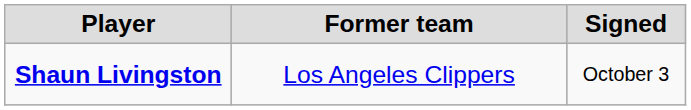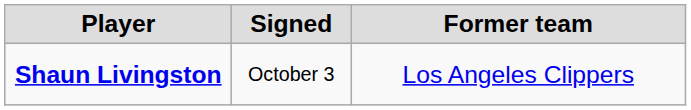columns swapped: (626, 24) <-> (399, 24)
